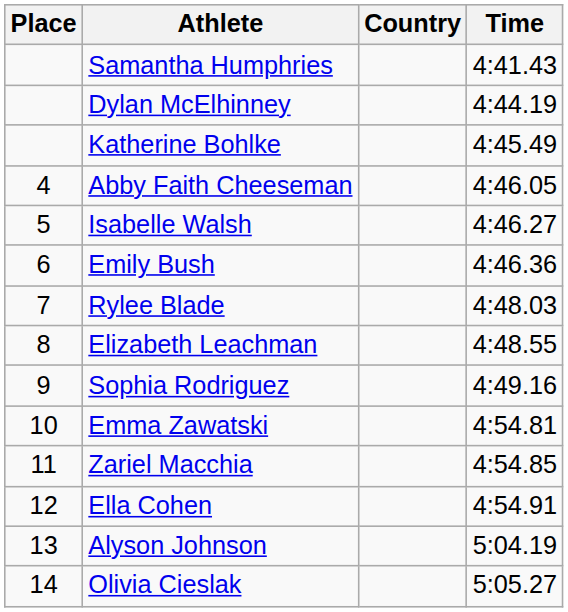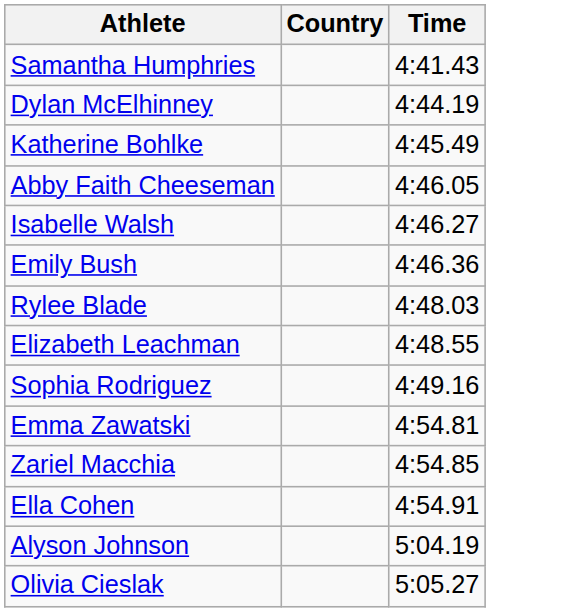- column: (44, 24)
